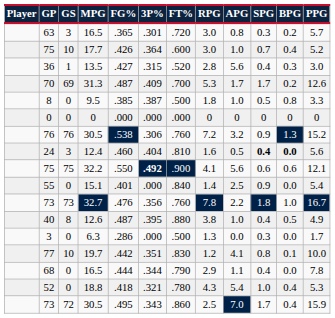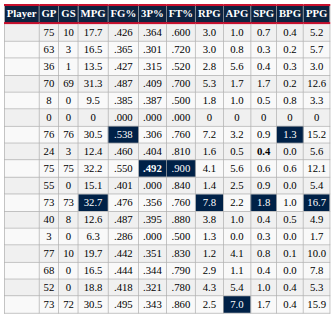rows swapped: (49, 32) <-> (49, 49)
(290, 151) bold -> (290, 151) normal
